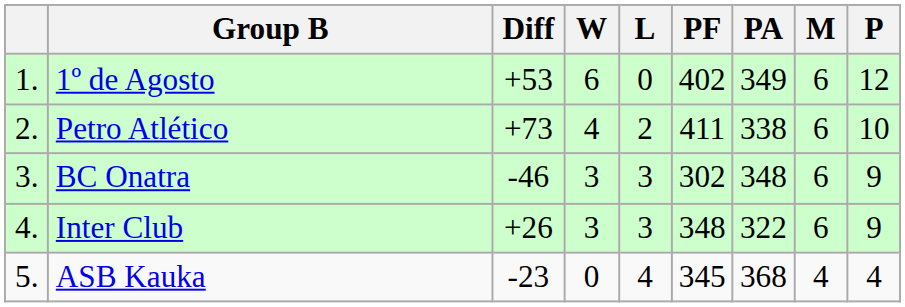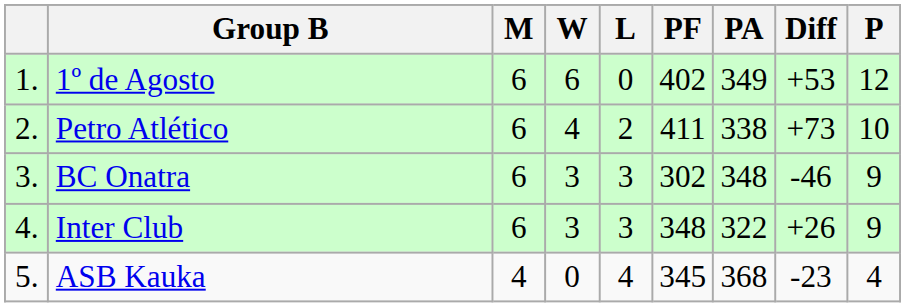columns swapped: (821, 29) <-> (528, 29)
